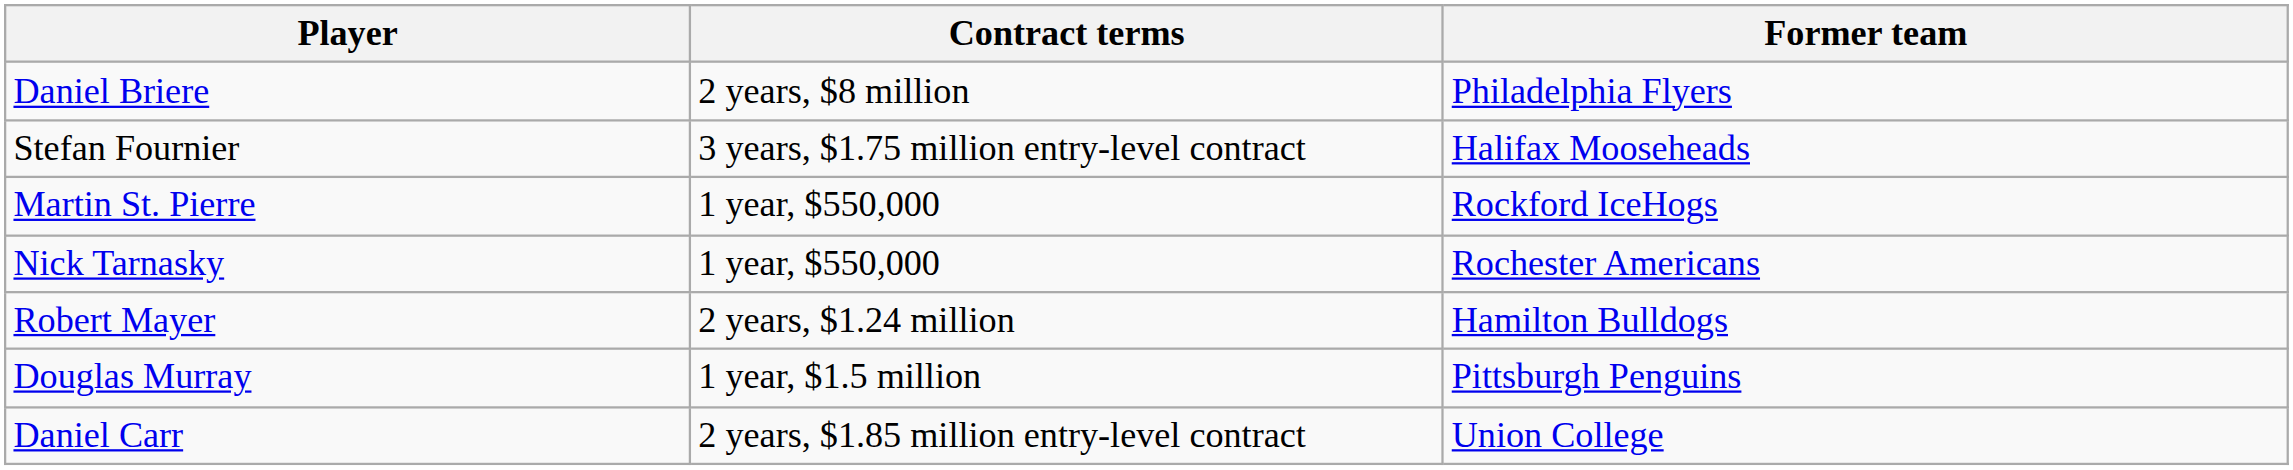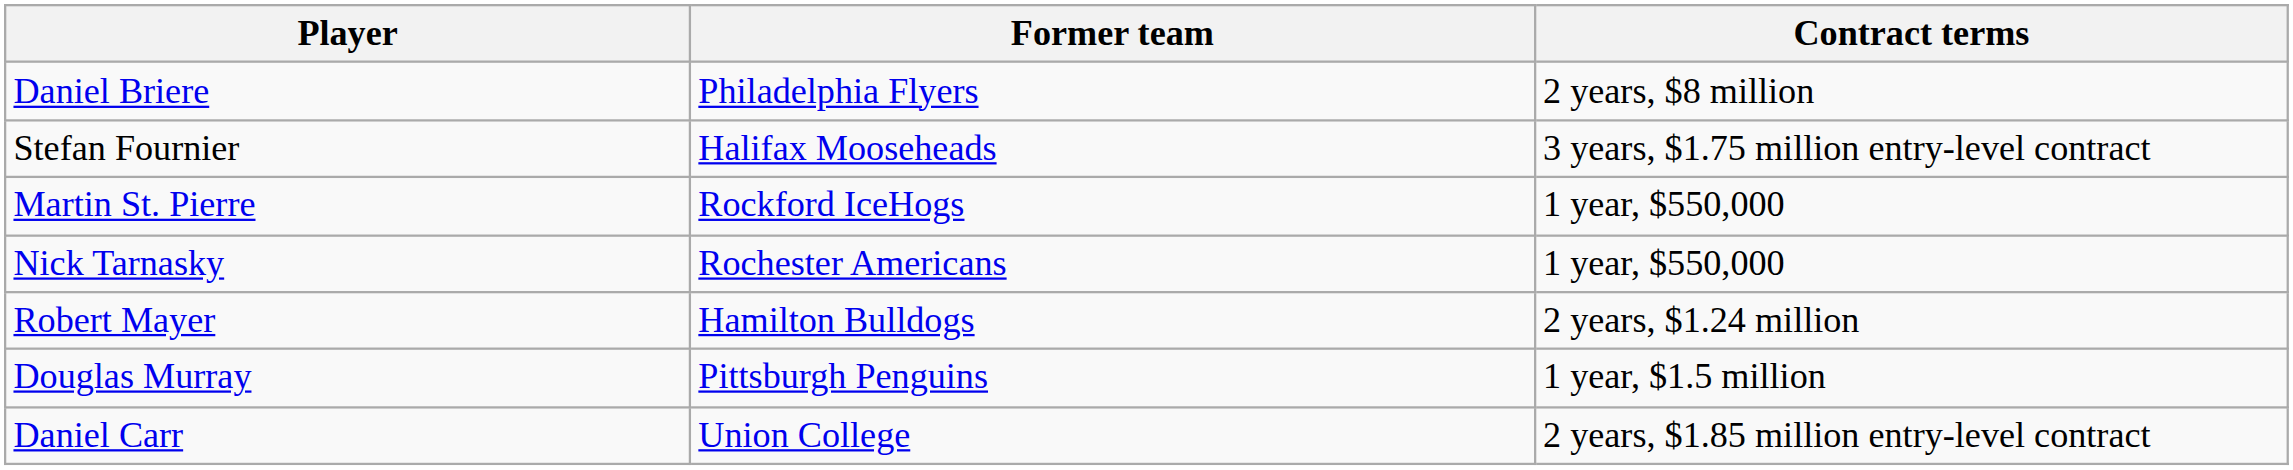columns swapped: (1866, 33) <-> (1067, 33)
